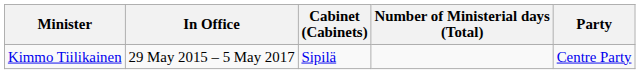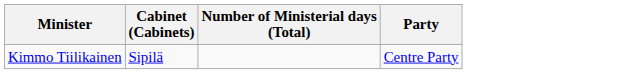- column: (212, 24)
